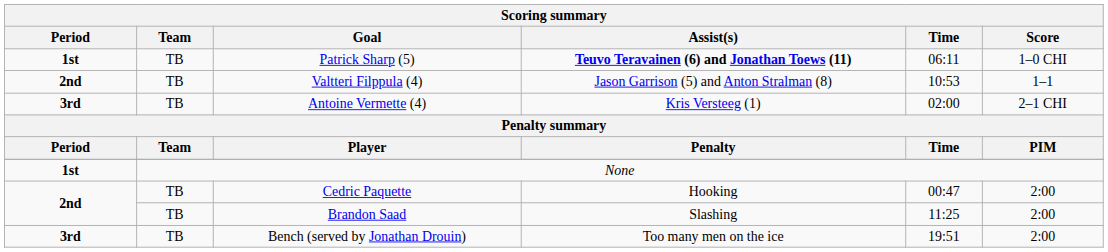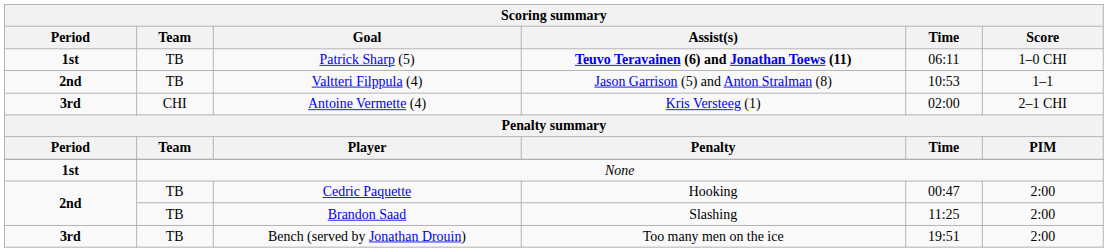(175, 103) TB -> (175, 103) CHI
